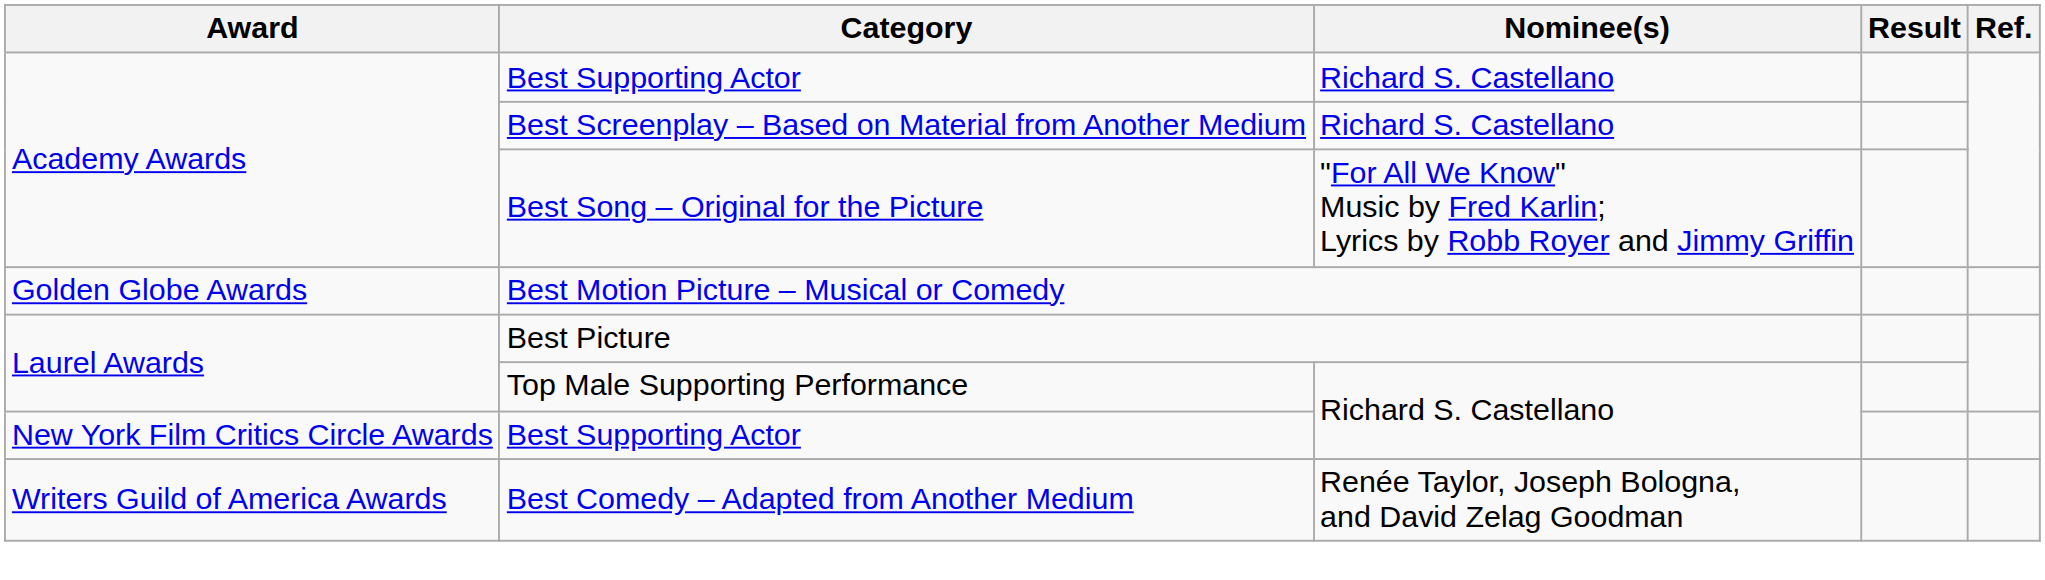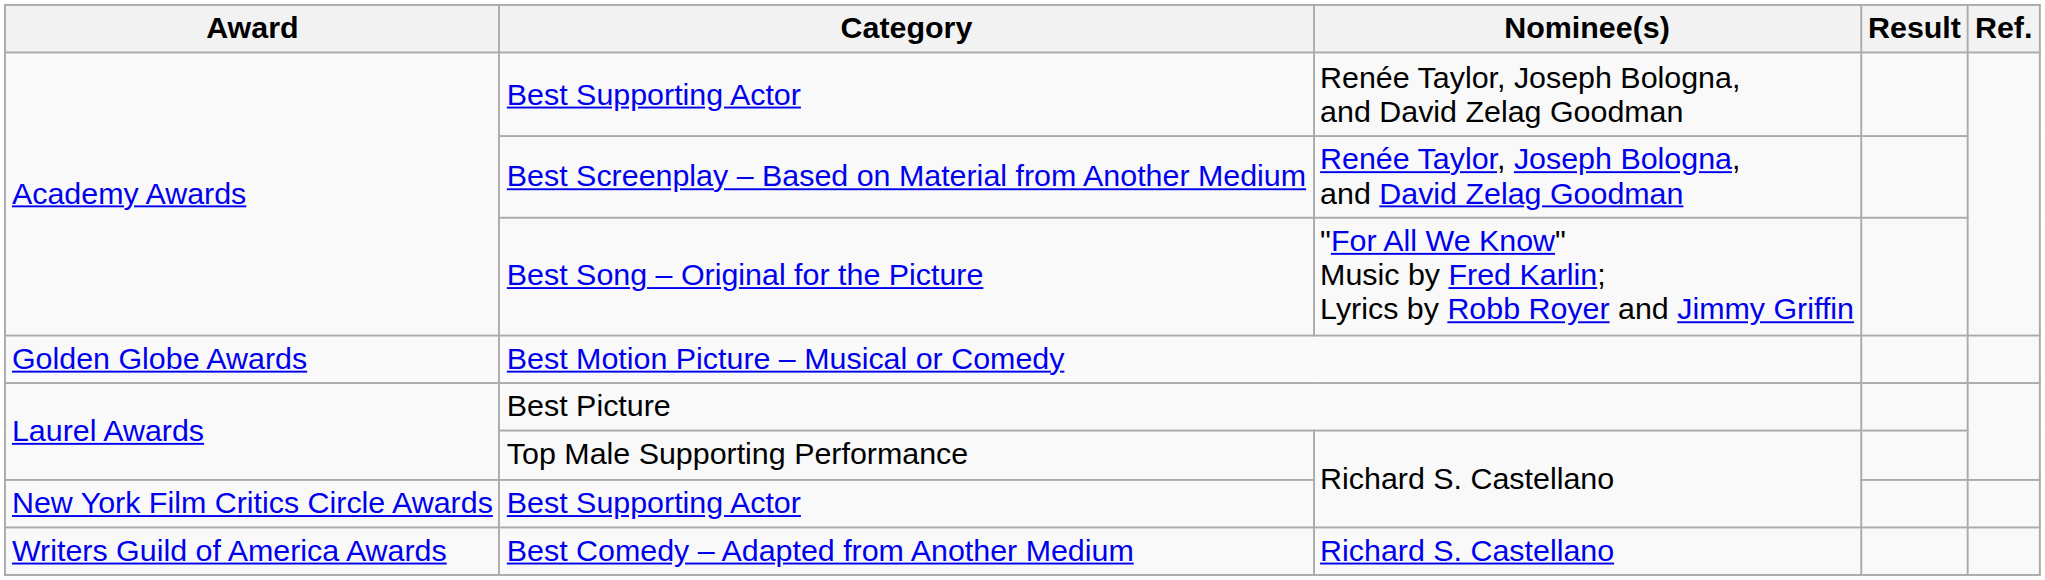(1467, 76) Richard S. Castellano -> (1530, 93) Renée Taylor, Joseph Bologna, and David Zelag Goodman
(1467, 125) Richard S. Castellano -> (1530, 176) Renée Taylor, Joseph Bologna, and David Zelag Goodman
(1530, 499) Renée Taylor, Joseph Bologna, and David Zelag Goodman -> (1467, 551) Richard S. Castellano
